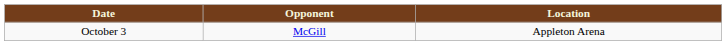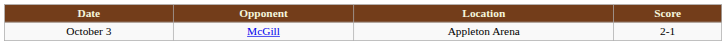+ column: (668, 13)
